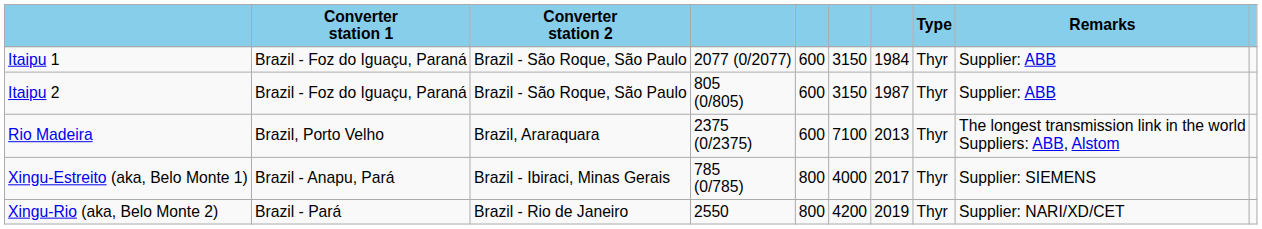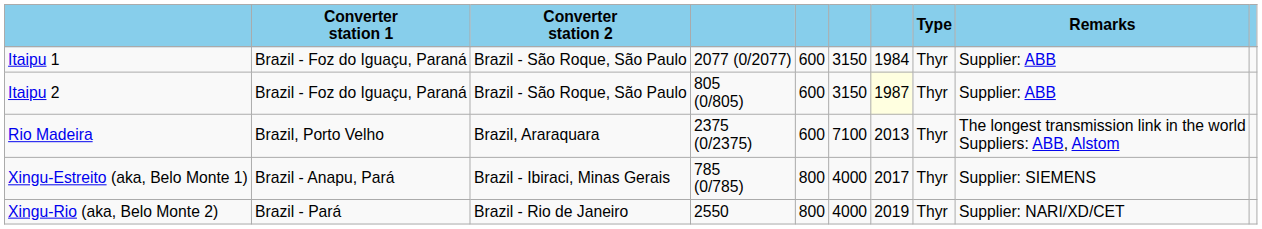(892, 93) no background -> (892, 93) lightyellow background
(850, 211) 4200 -> (850, 211) 4000
